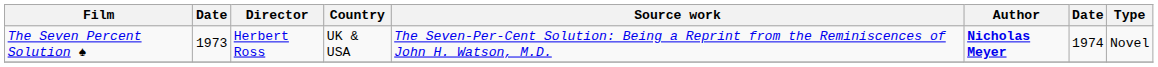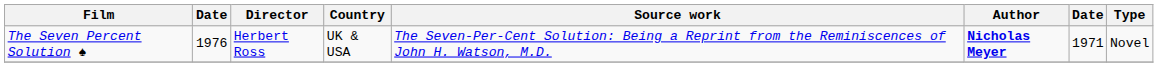(212, 44) 1973 -> (212, 44) 1976
(1088, 44) 1974 -> (1088, 44) 1971
